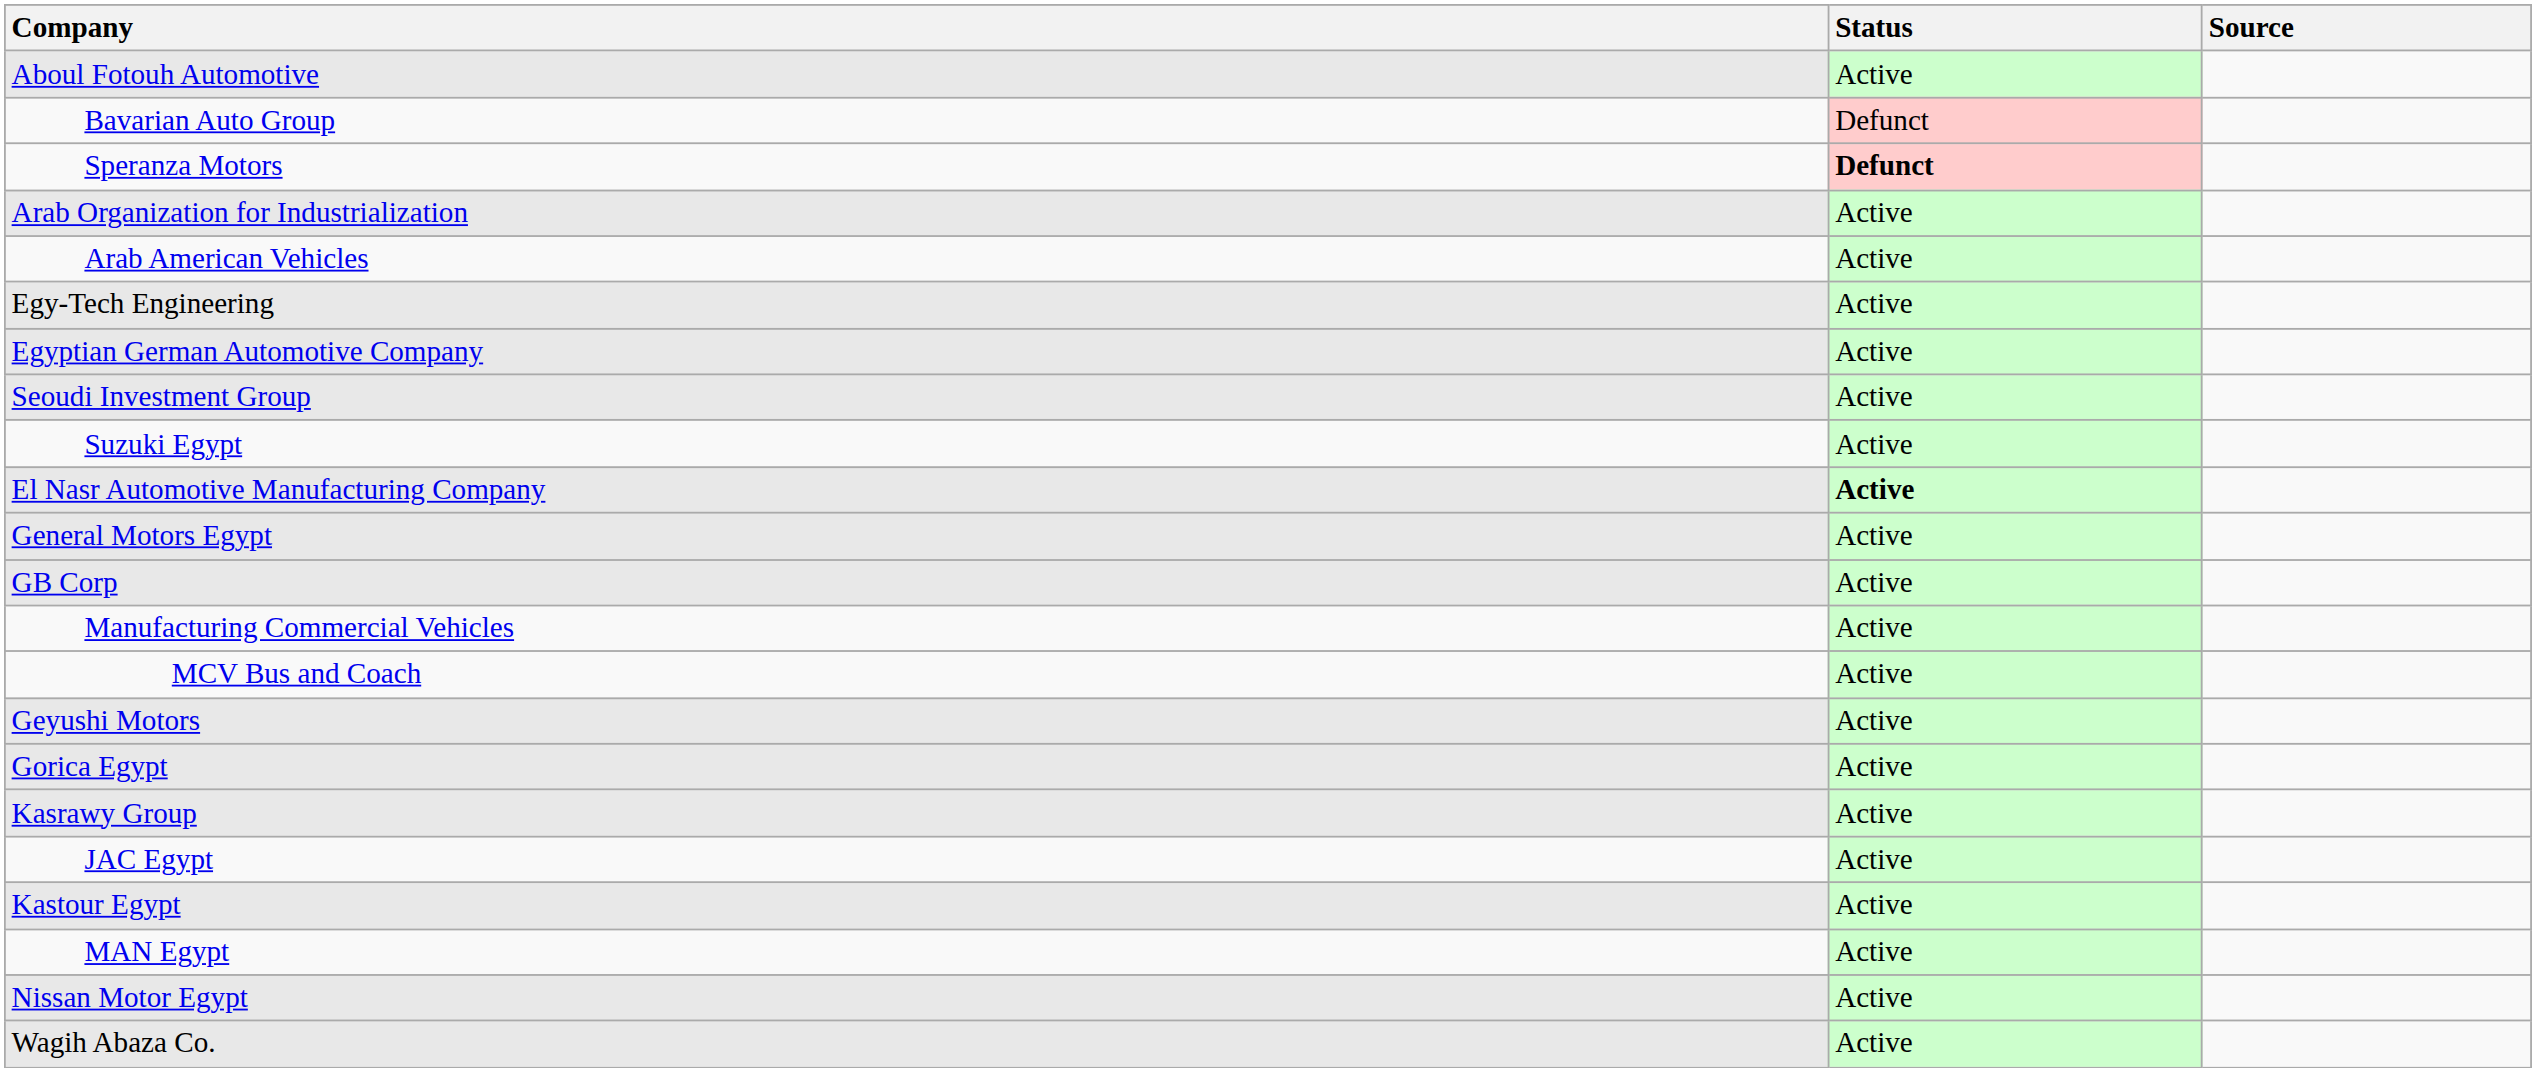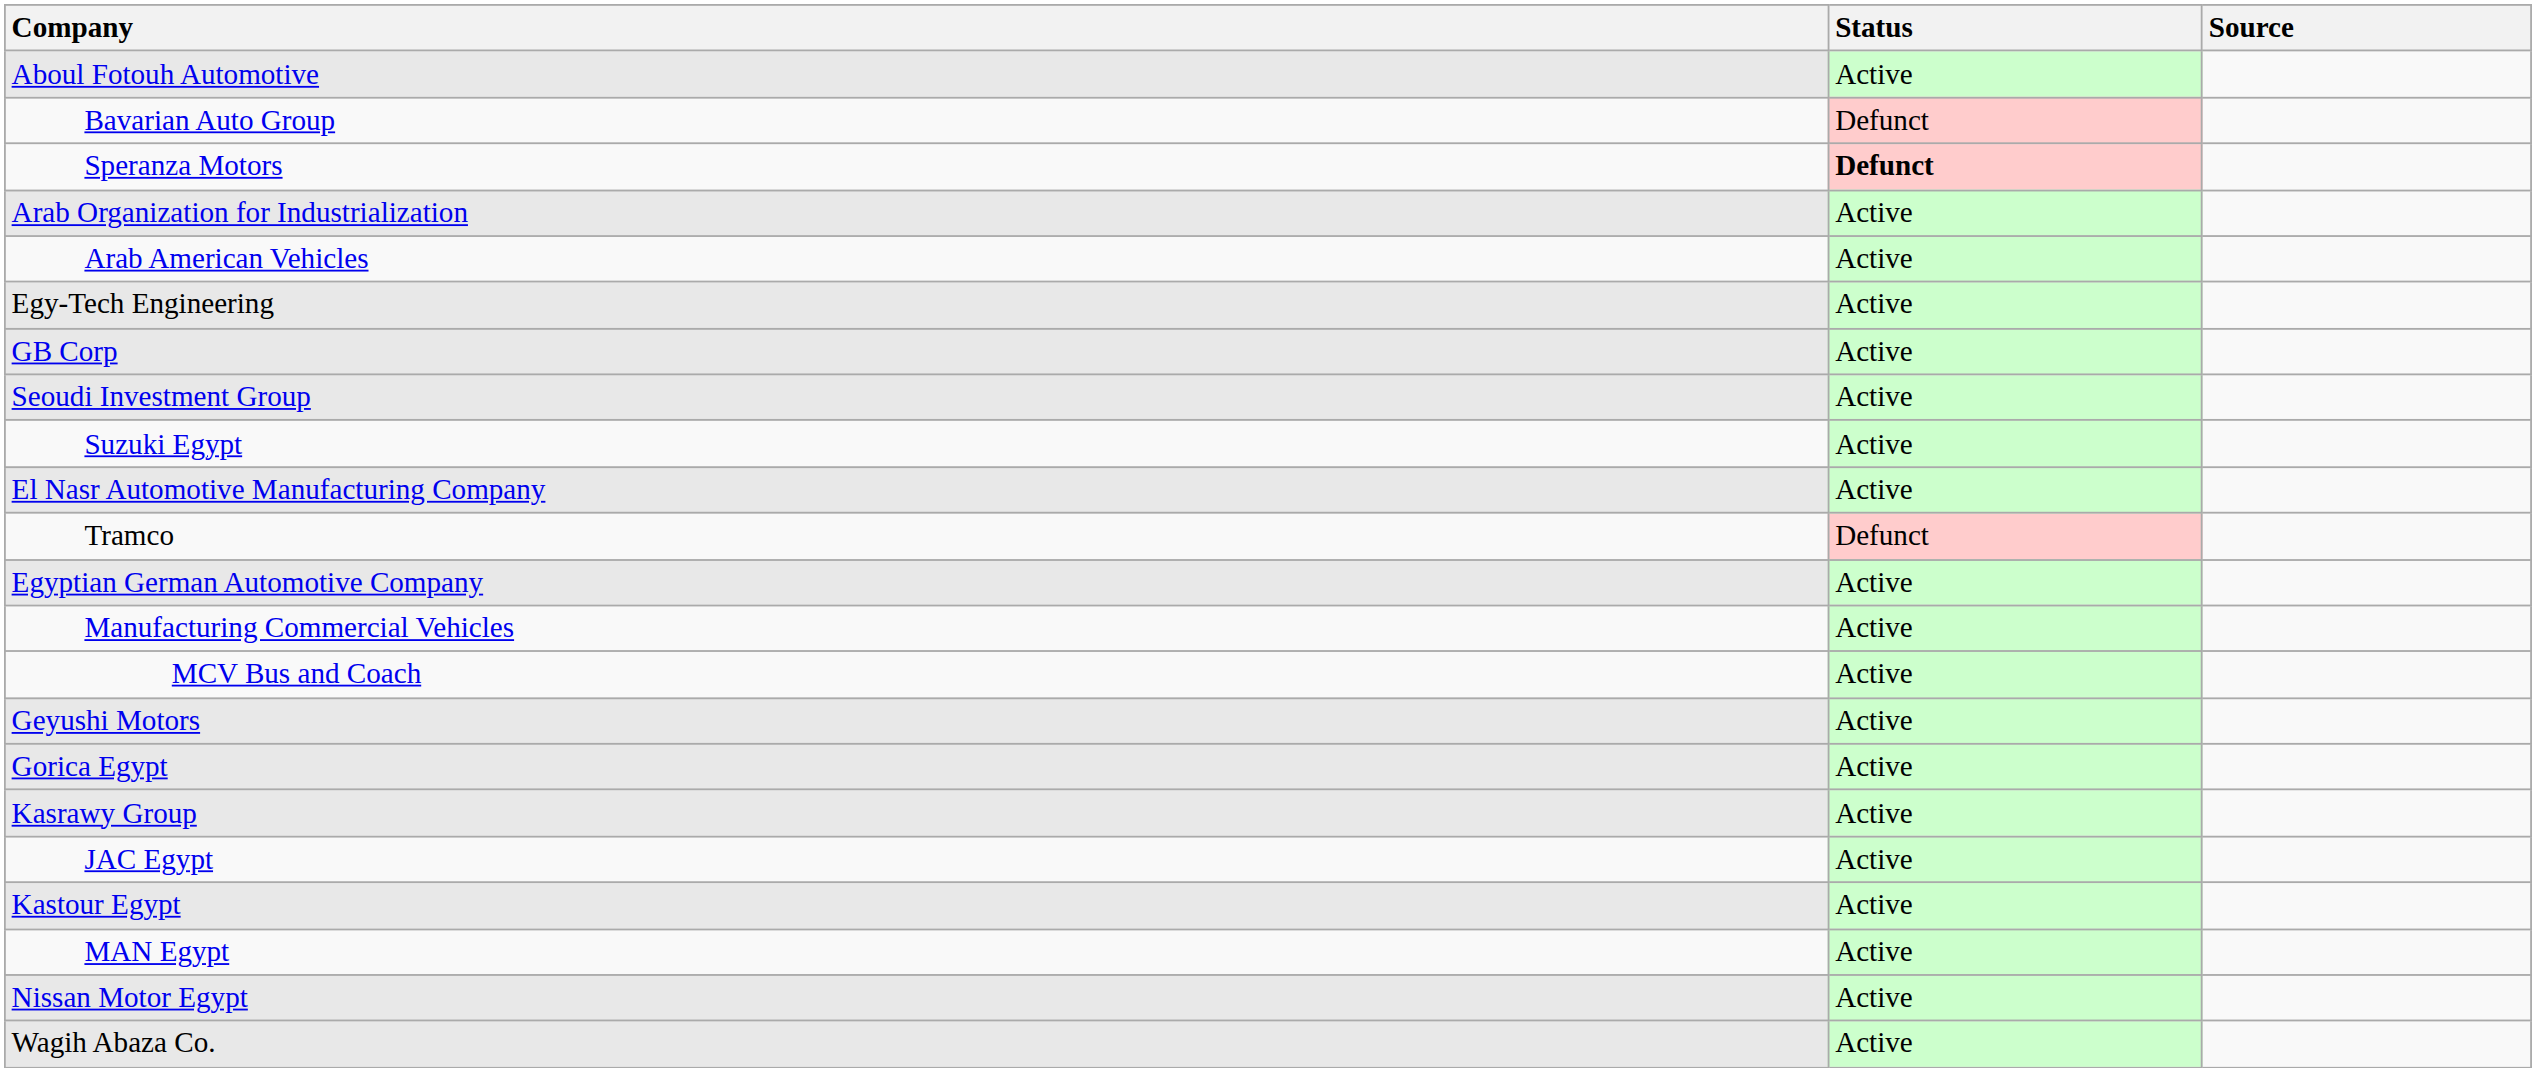rows swapped: (247, 350) <-> (65, 581)
(1875, 489) bold -> (1874, 489) normal
+ row: (93, 535)
- row: (142, 535)
